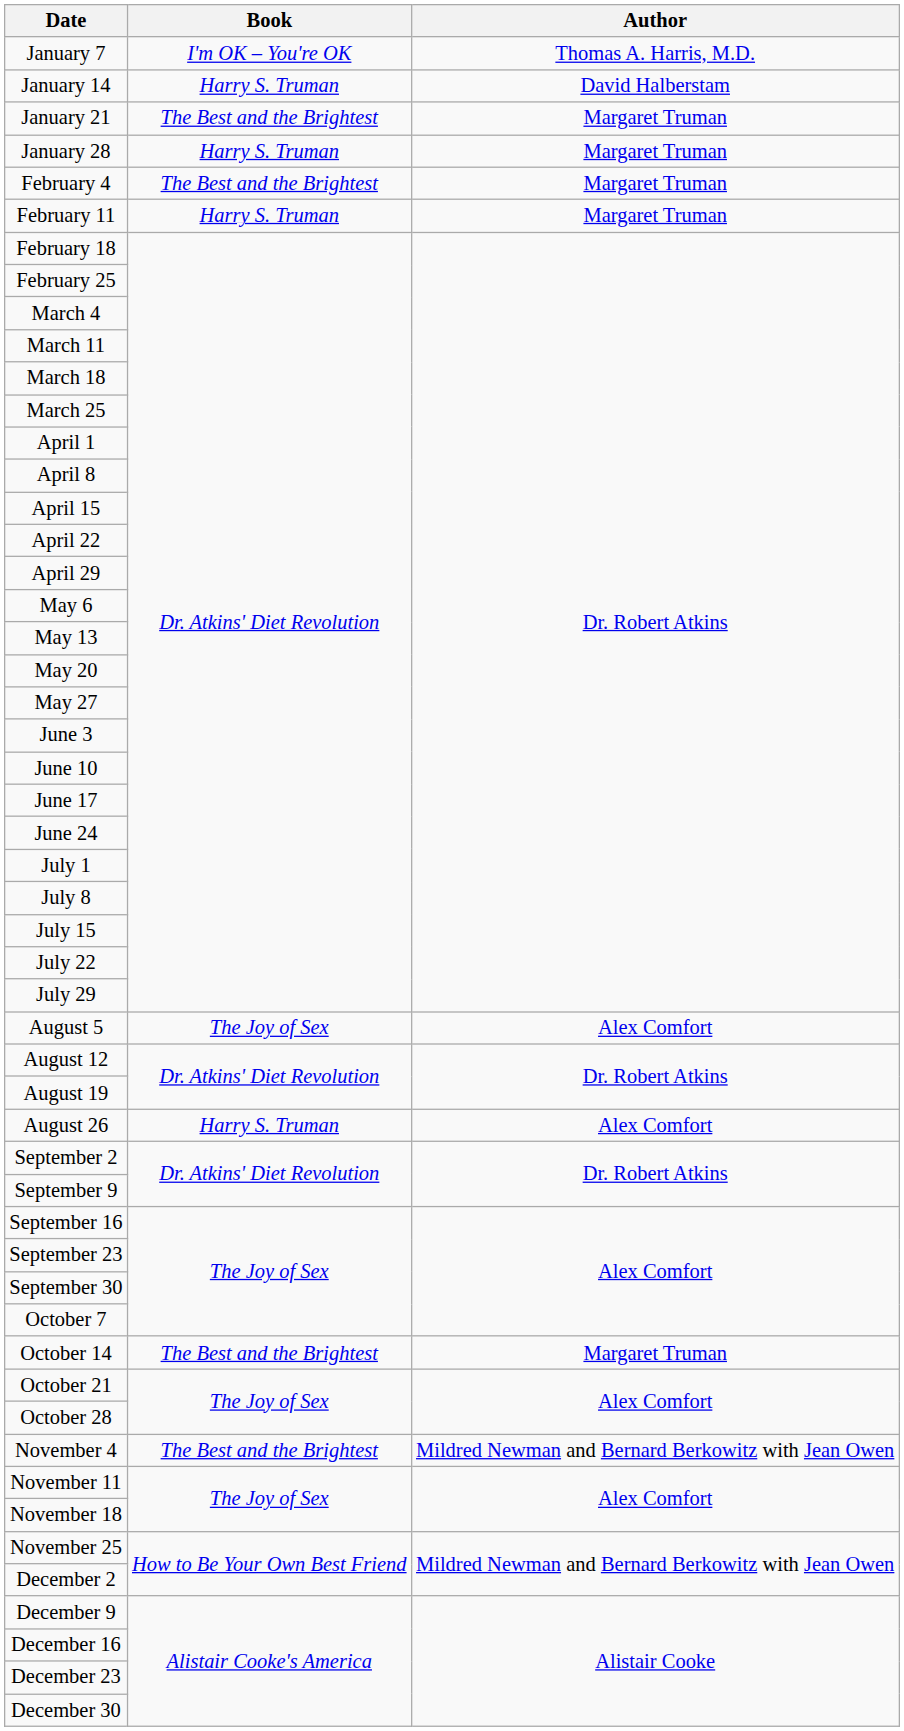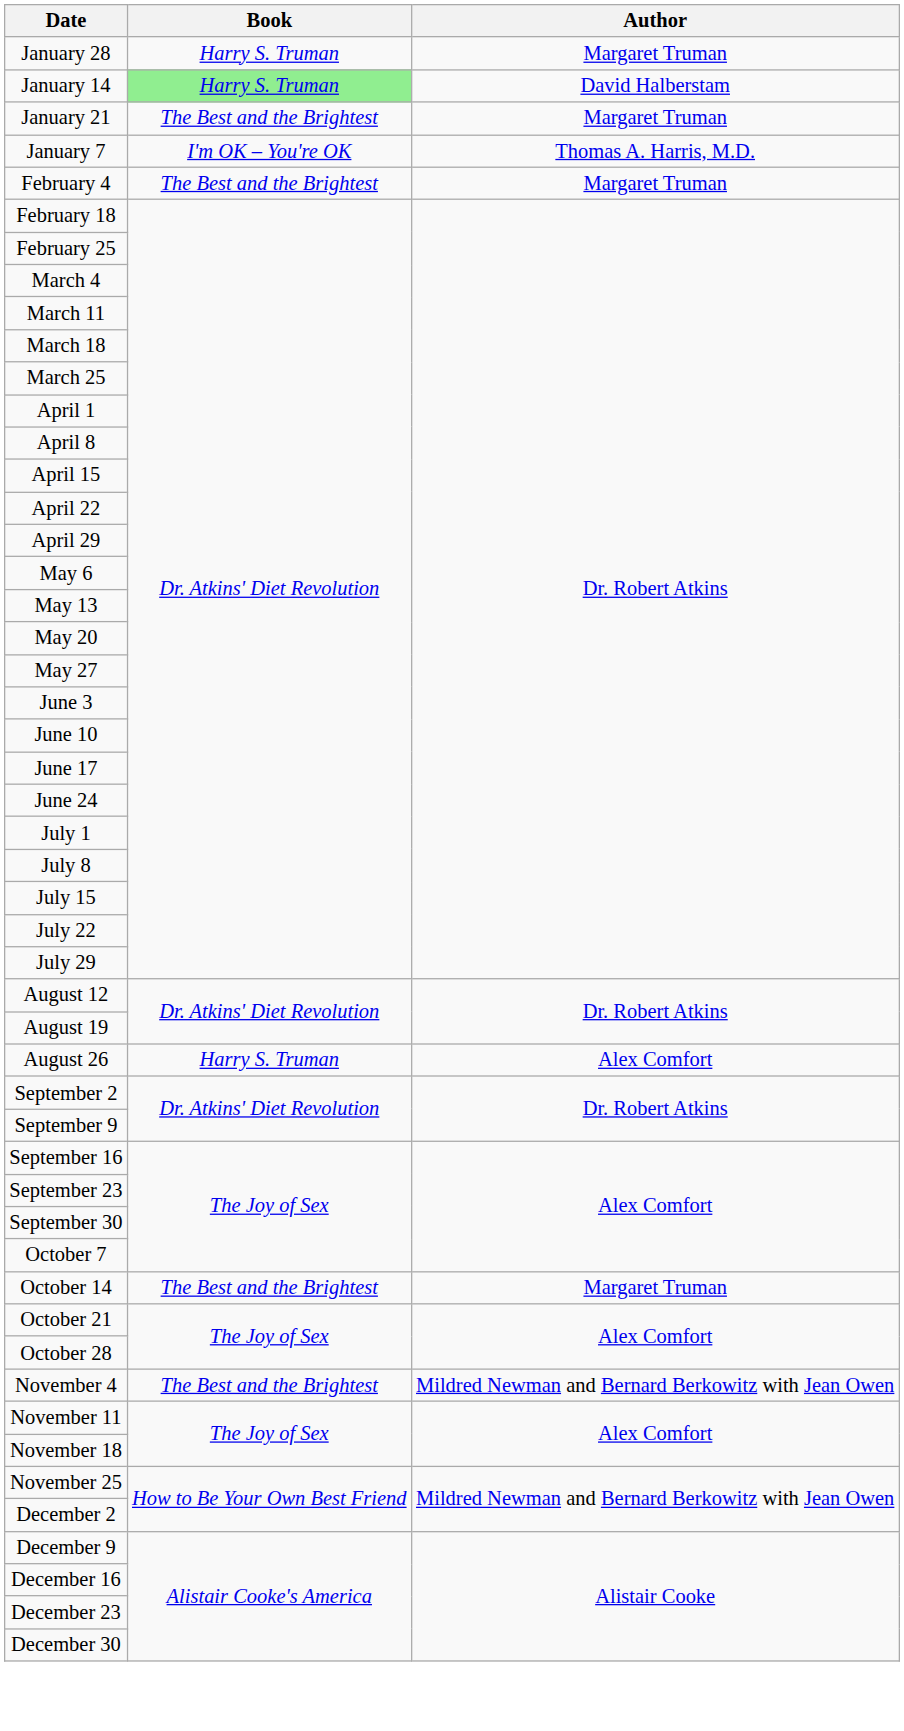rows swapped: (66, 53) <-> (66, 150)
(269, 85) no background -> (269, 85) lightgreen background
- row: (66, 215)
- row: (66, 1027)
